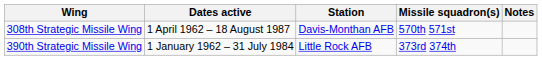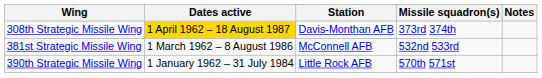(219, 30) no background -> (219, 30) gold background
(427, 30) 570th 571st -> (427, 30) 373rd 374th
+ row: (74, 47)
(427, 47) 373rd 374th -> (427, 64) 570th 571st
